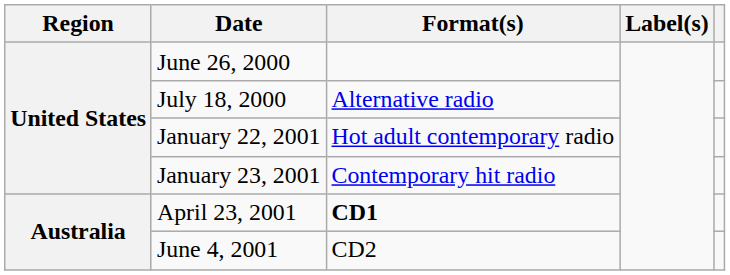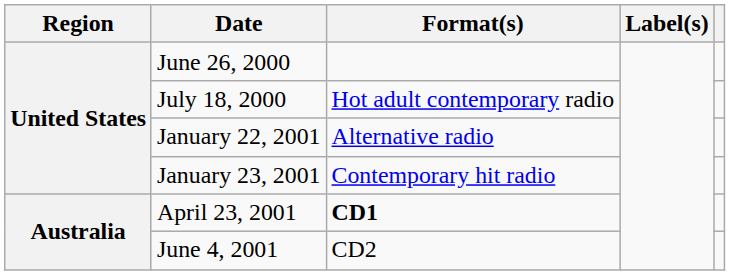(413, 99) Alternative radio -> (473, 99) Hot adult contemporary radio
(473, 136) Hot adult contemporary radio -> (413, 136) Alternative radio
